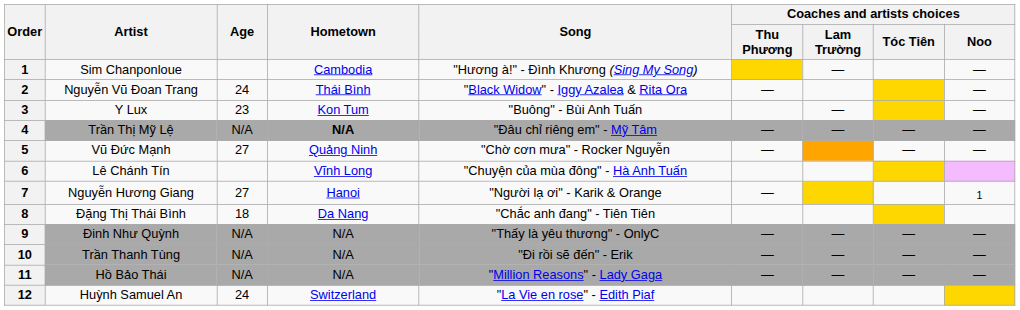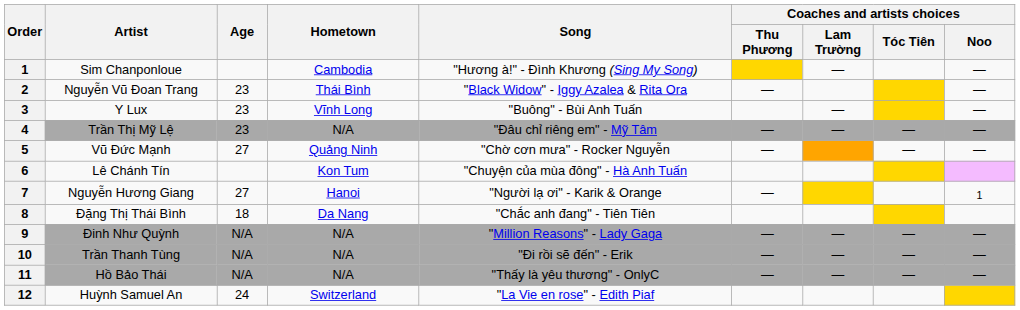(242, 89) 24 -> (242, 89) 23
(343, 110) Kon Tum -> (343, 110) Vĩnh Long
(242, 130) N/A -> (242, 130) 23
(343, 130) bold -> (343, 130) normal
(343, 171) Vĩnh Long -> (343, 171) Kon Tum
(575, 234) "Thấy là yêu thương" - OnlyC -> (575, 234) "Million Reasons" - Lady Gaga
(575, 275) "Million Reasons" - Lady Gaga -> (575, 275) "Thấy là yêu thương" - OnlyC
